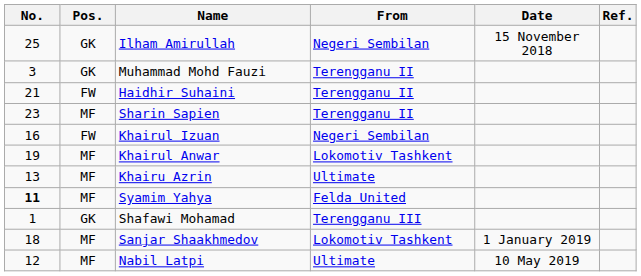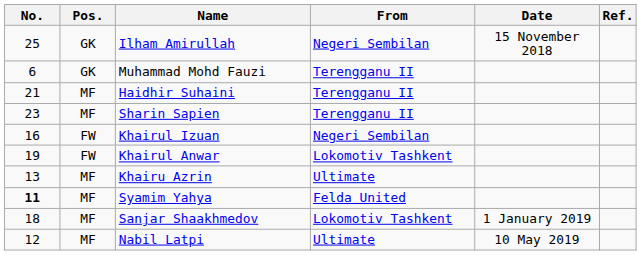(32, 72) 3 -> (32, 72) 6
(88, 93) FW -> (88, 93) MF
(88, 156) MF -> (88, 156) FW
- row: (177, 219)
